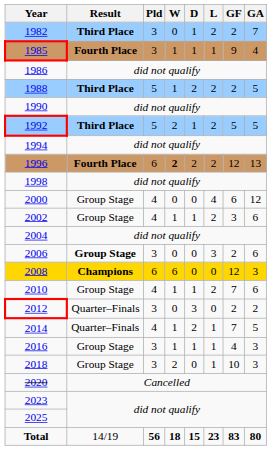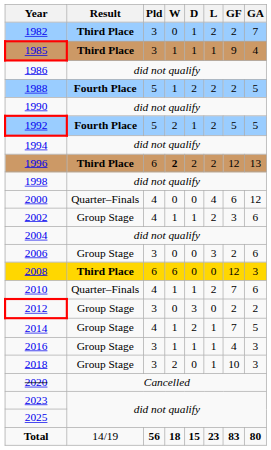(106, 50) Fourth Place -> (106, 50) Third Place
(105, 88) Third Place -> (105, 88) Fourth Place
(106, 125) Third Place -> (106, 125) Fourth Place
(105, 163) Fourth Place -> (105, 163) Third Place
(105, 199) Group Stage -> (105, 199) Quarter–Finals
(105, 253) bold -> (105, 253) normal
(105, 271) Champions -> (105, 271) Third Place
(105, 289) Group Stage -> (105, 289) Quarter–Finals
(106, 308) Quarter–Finals -> (106, 308) Group Stage
(105, 327) Quarter–Finals -> (105, 327) Group Stage
